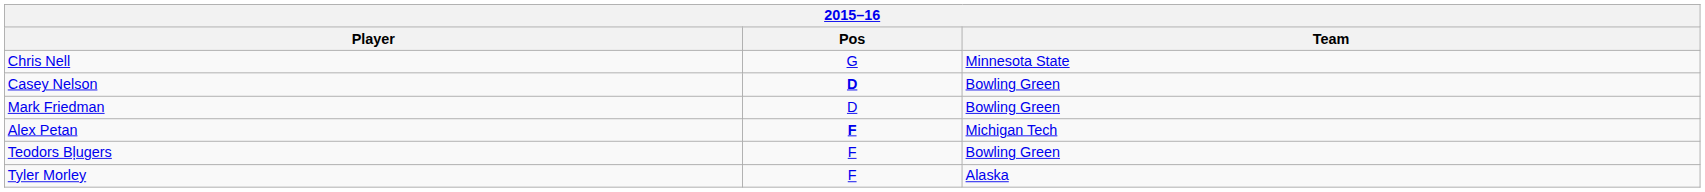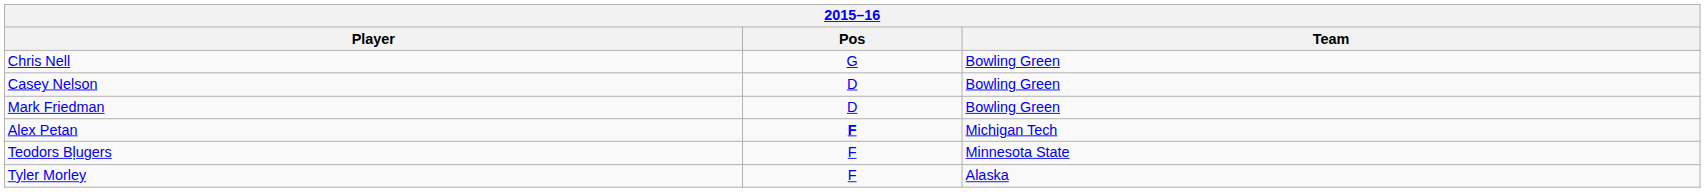(1018, 61) Minnesota State -> (1013, 61) Bowling Green
(852, 84) bold -> (852, 84) normal
(1013, 152) Bowling Green -> (1018, 152) Minnesota State
